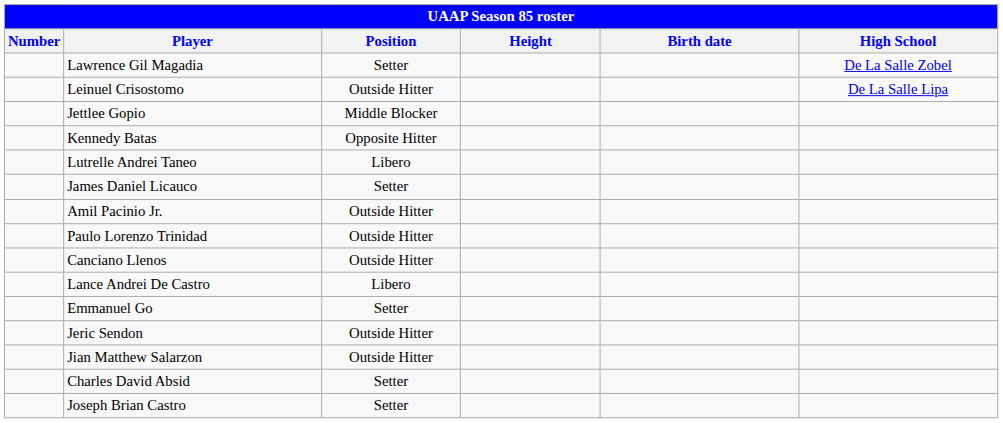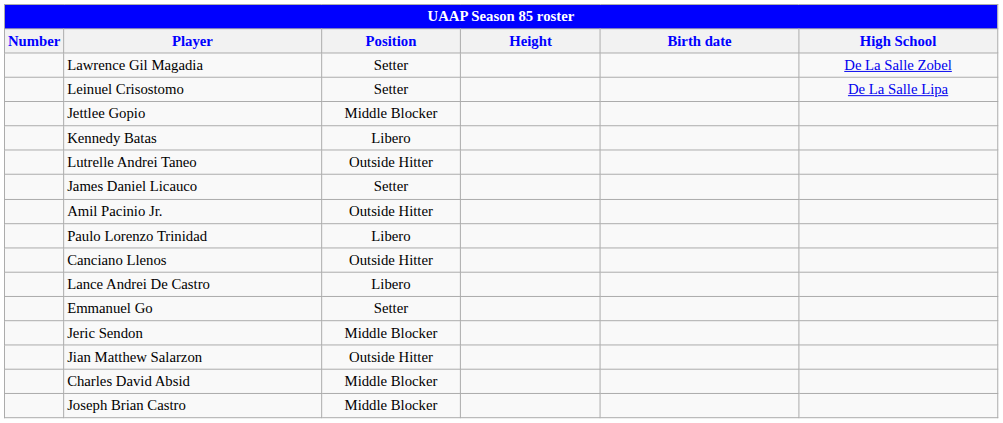(391, 89) Outside Hitter -> (391, 89) Setter
(391, 138) Opposite Hitter -> (391, 138) Libero
(391, 162) Libero -> (391, 162) Outside Hitter
(391, 235) Outside Hitter -> (391, 235) Libero
(391, 332) Outside Hitter -> (391, 332) Middle Blocker
(391, 381) Setter -> (391, 381) Middle Blocker
(391, 405) Setter -> (391, 405) Middle Blocker
